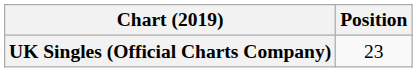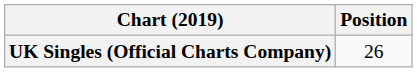(374, 50) 23 -> (374, 50) 26
